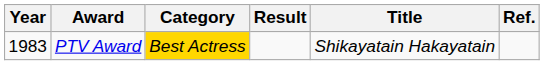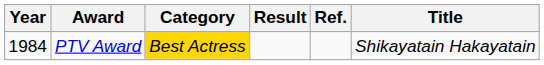columns swapped: (405, 18) <-> (519, 18)
(28, 45) 1983 -> (28, 45) 1984
